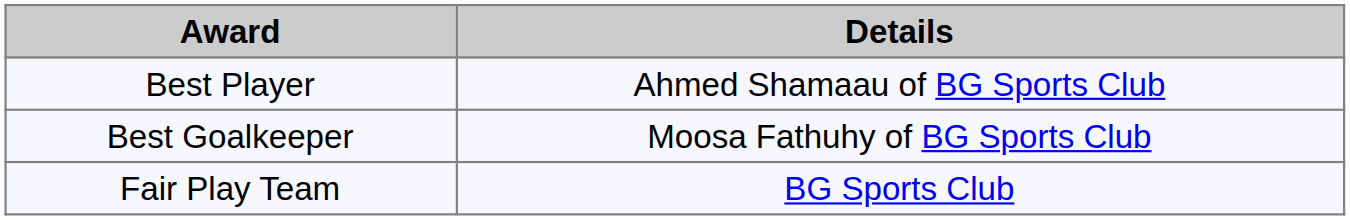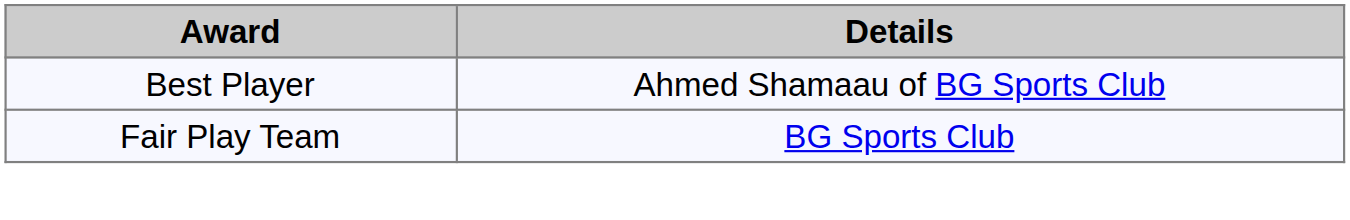- row: (230, 136)
